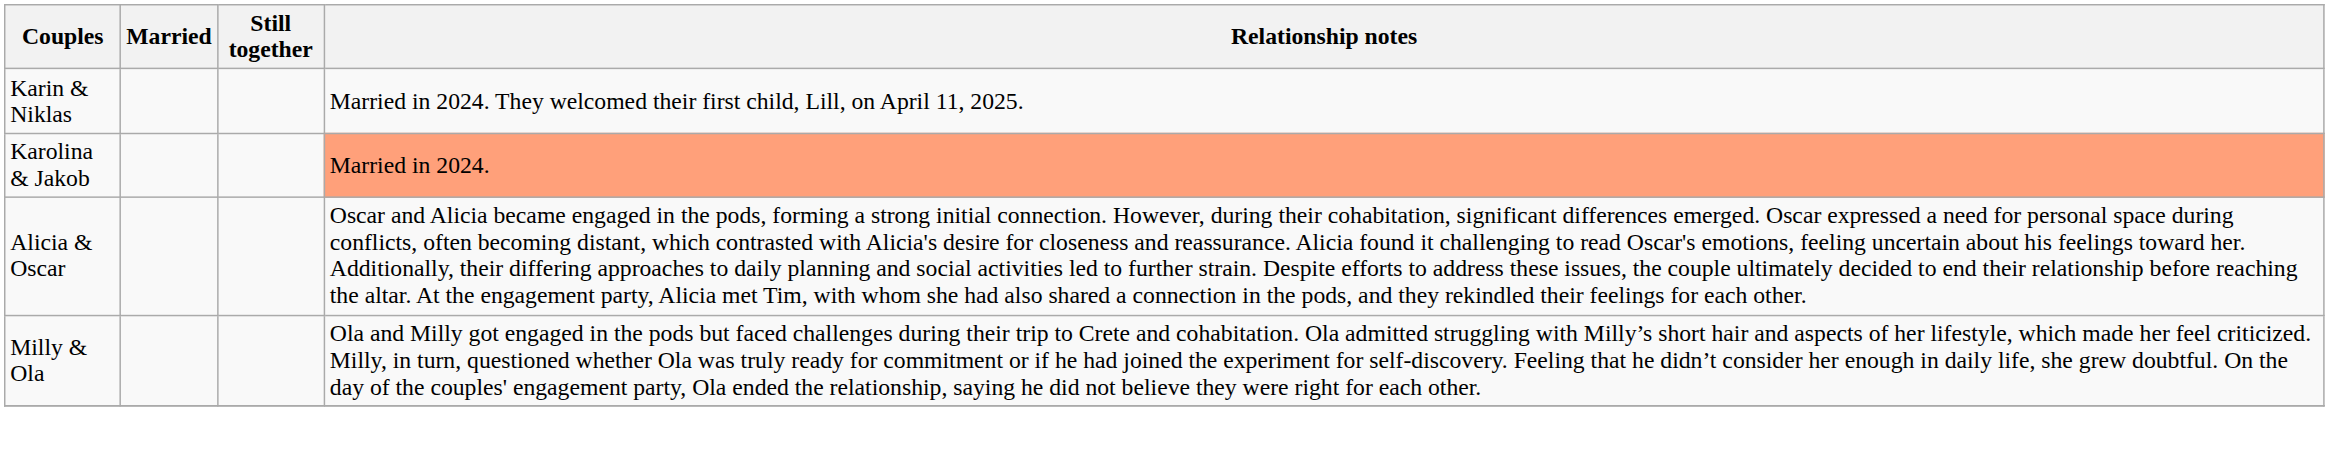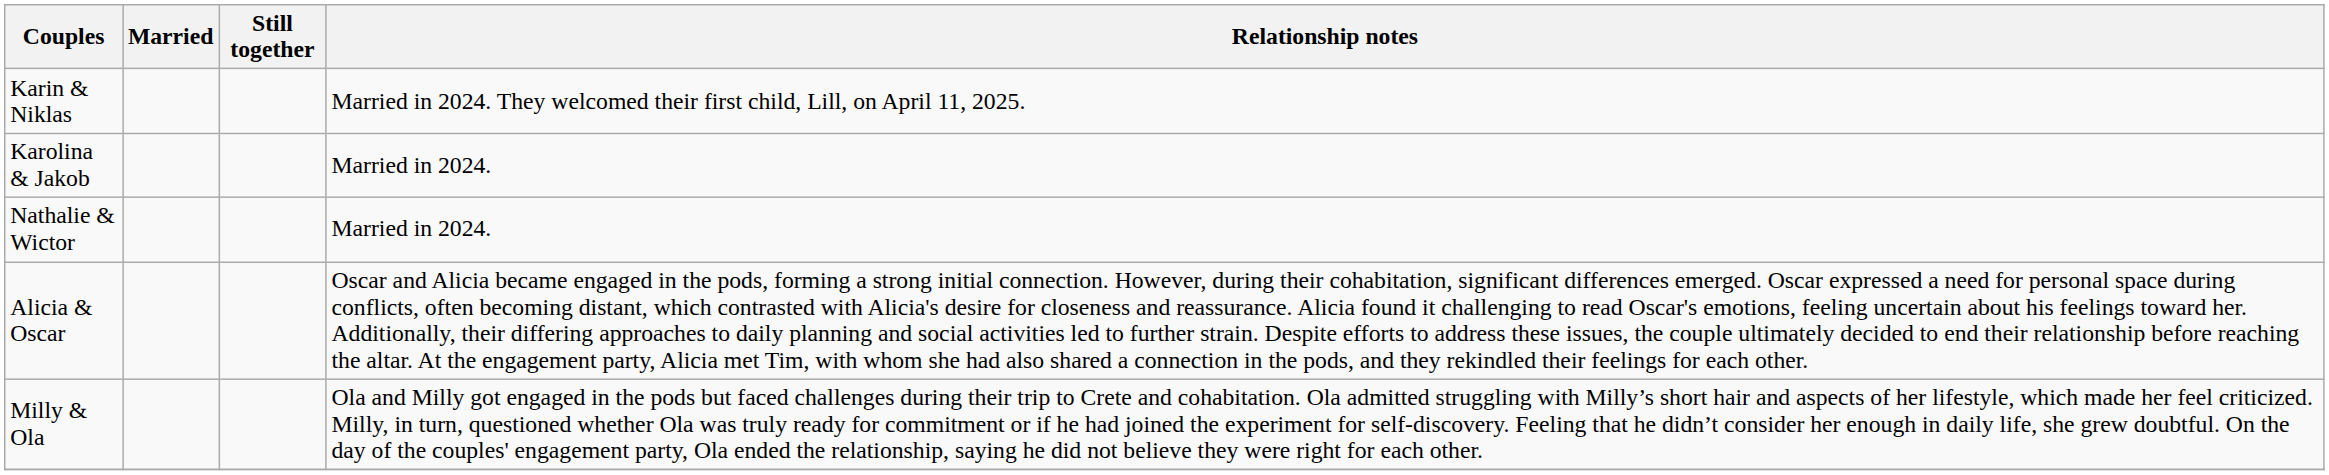(410, 164) lightsalmon background -> (411, 164) no background
+ row: (62, 229)
